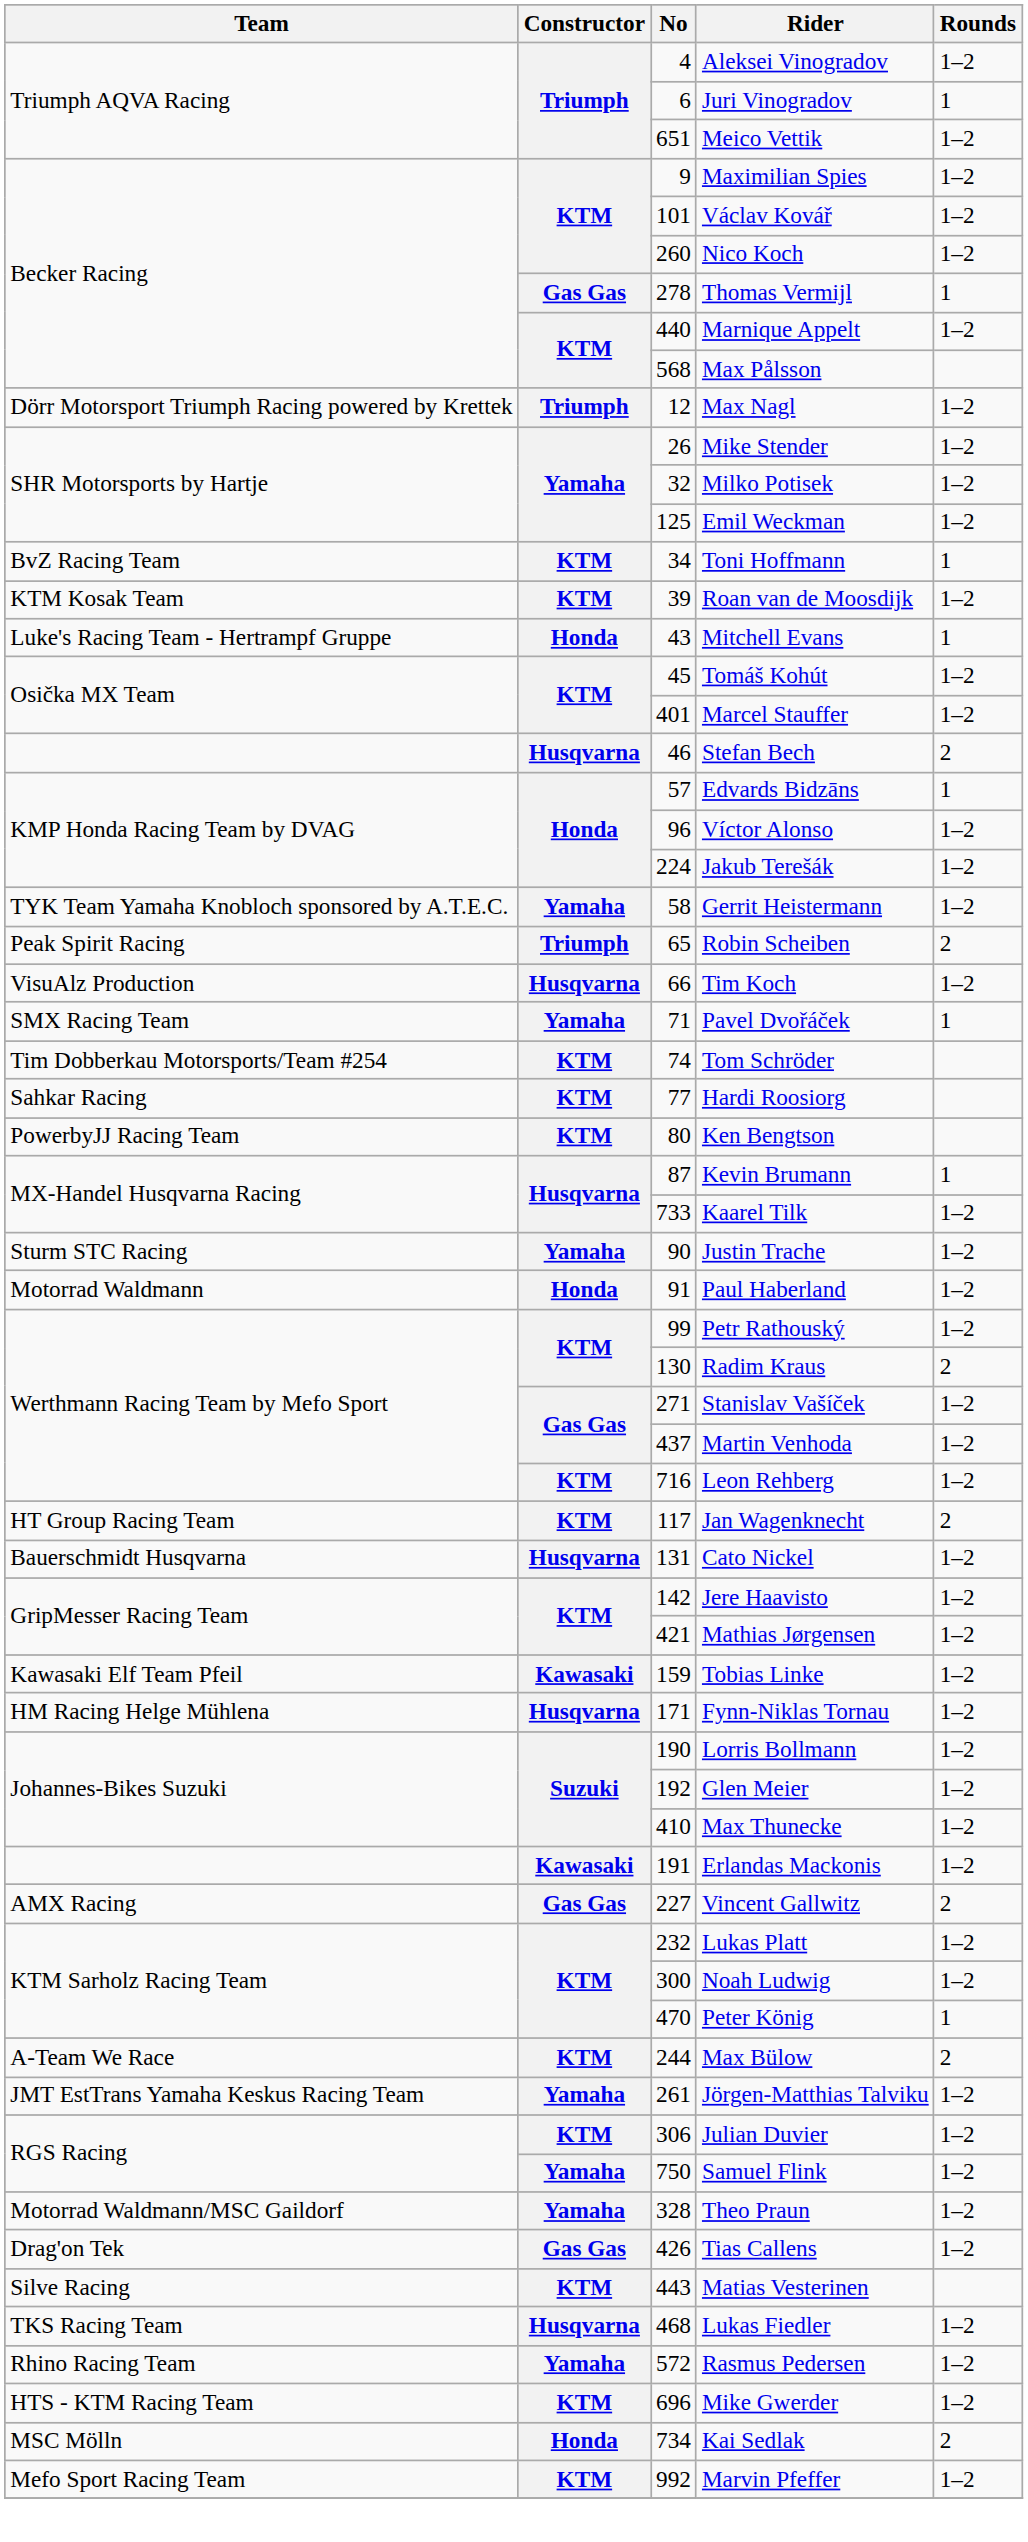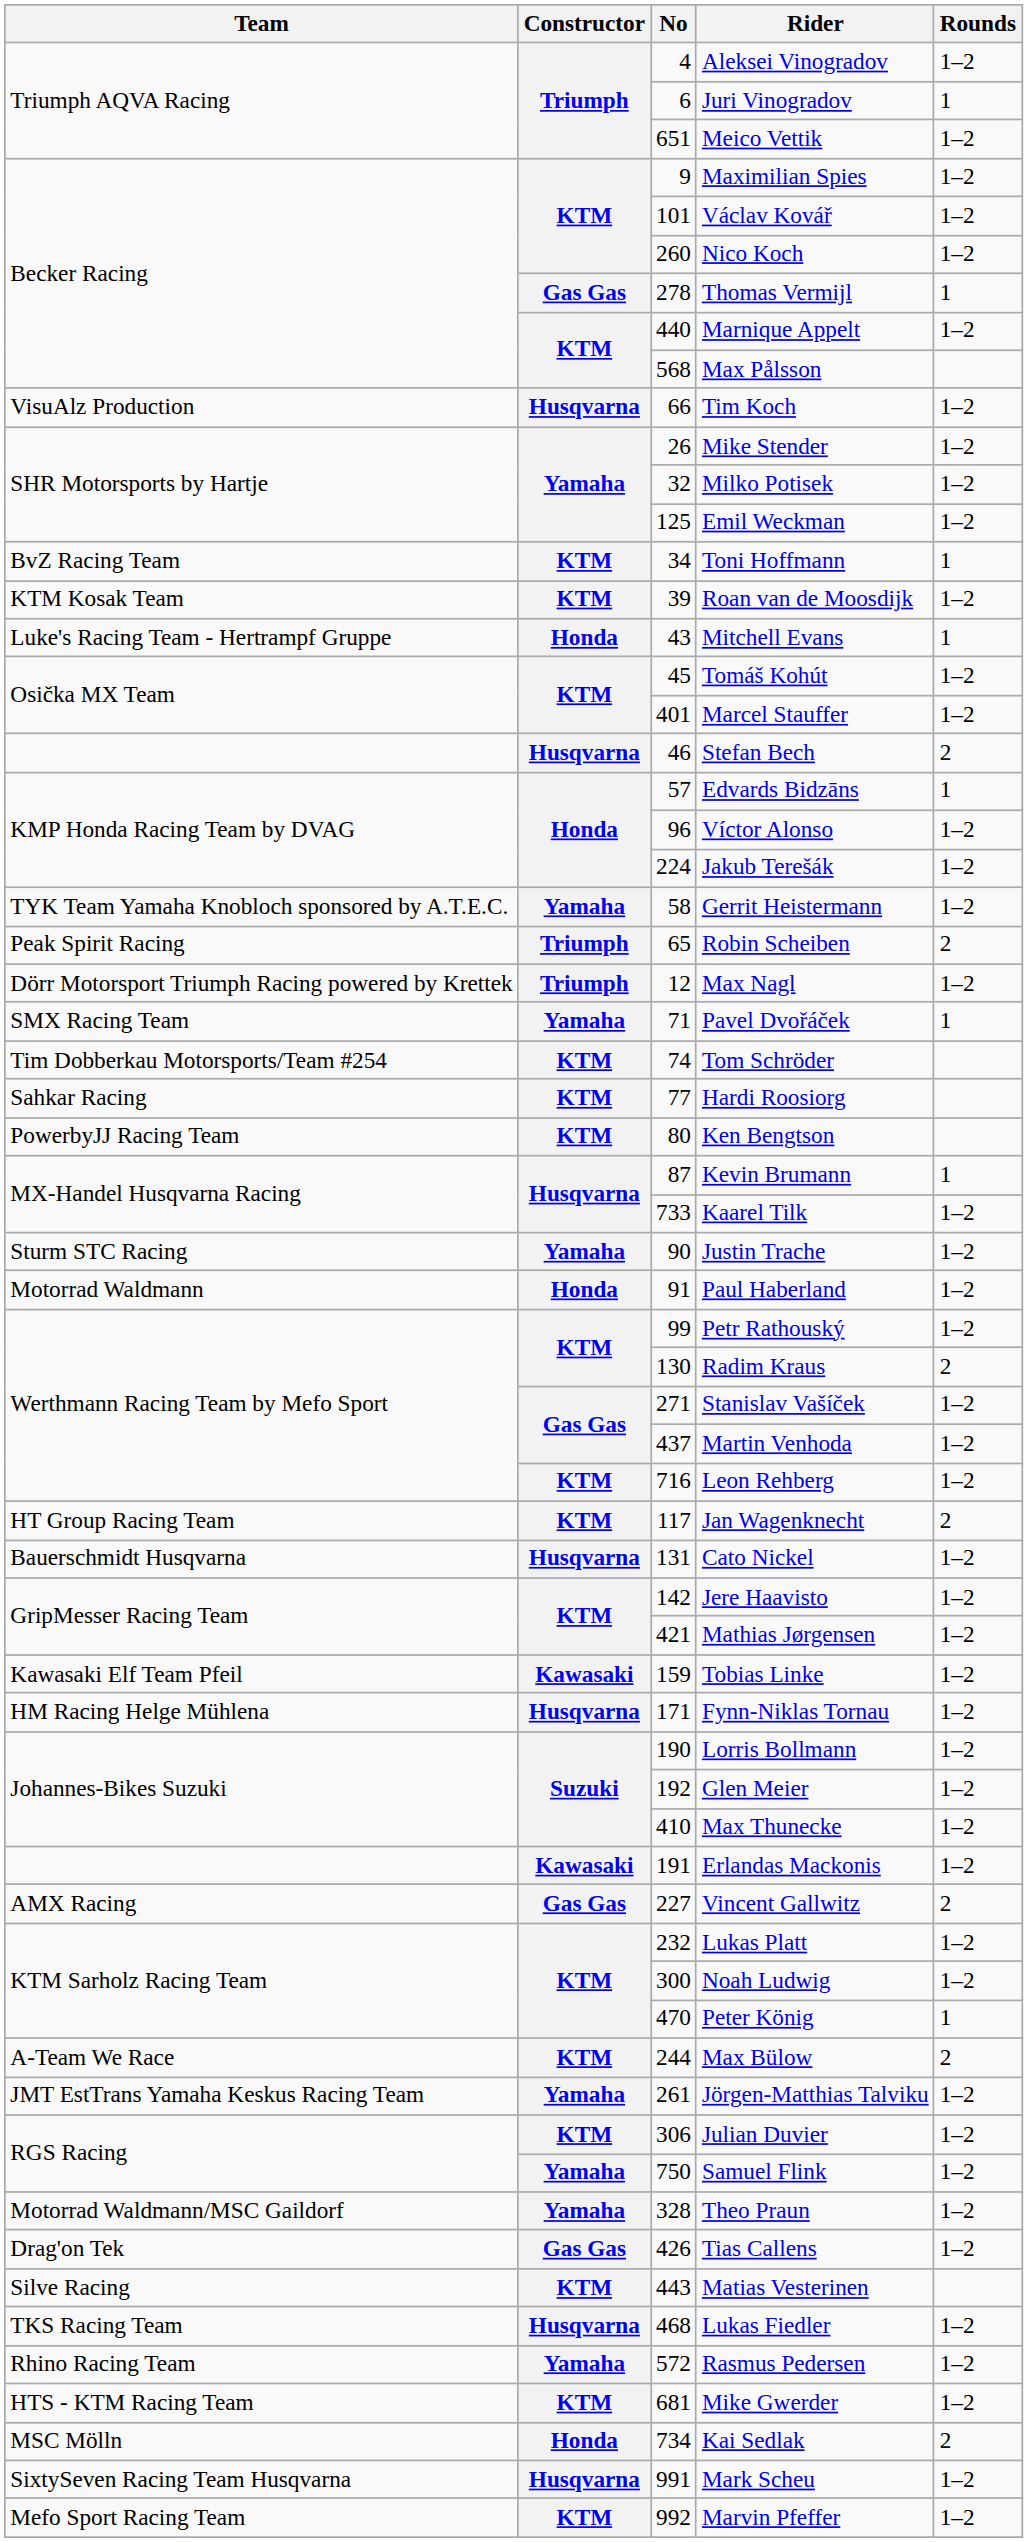rows swapped: (749, 406) <-> (749, 982)
(674, 2402) 696 -> (674, 2402) 681
+ row: (758, 2478)
